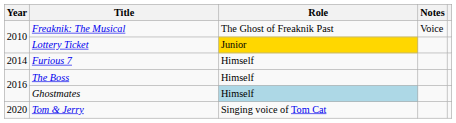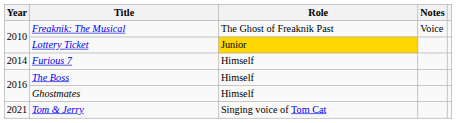(237, 93) lightblue background -> (237, 93) no background
(17, 110) 2020 -> (17, 110) 2021
